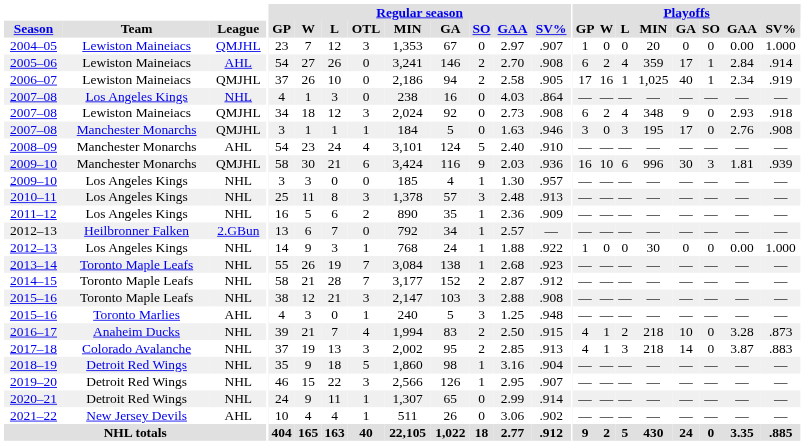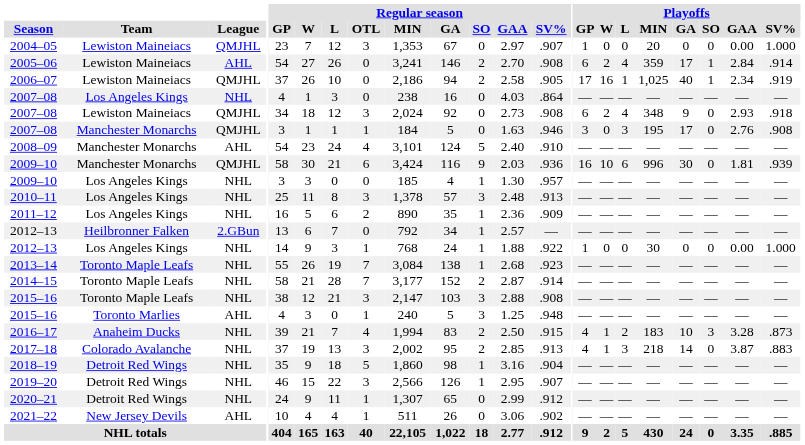(711, 163) 3 -> (711, 163) 0
(551, 281) .912 -> (551, 281) .914
(653, 331) 218 -> (653, 331) 183
(711, 331) 0 -> (711, 331) 3
(551, 398) .914 -> (551, 398) .912
